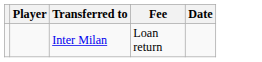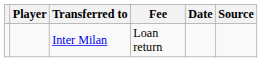+ column: (236, 14)
